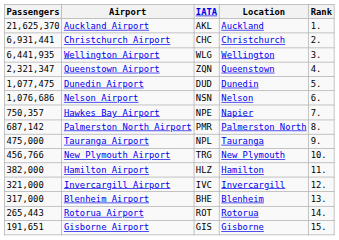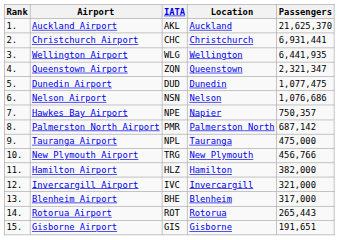columns swapped: (321, 12) <-> (33, 12)
